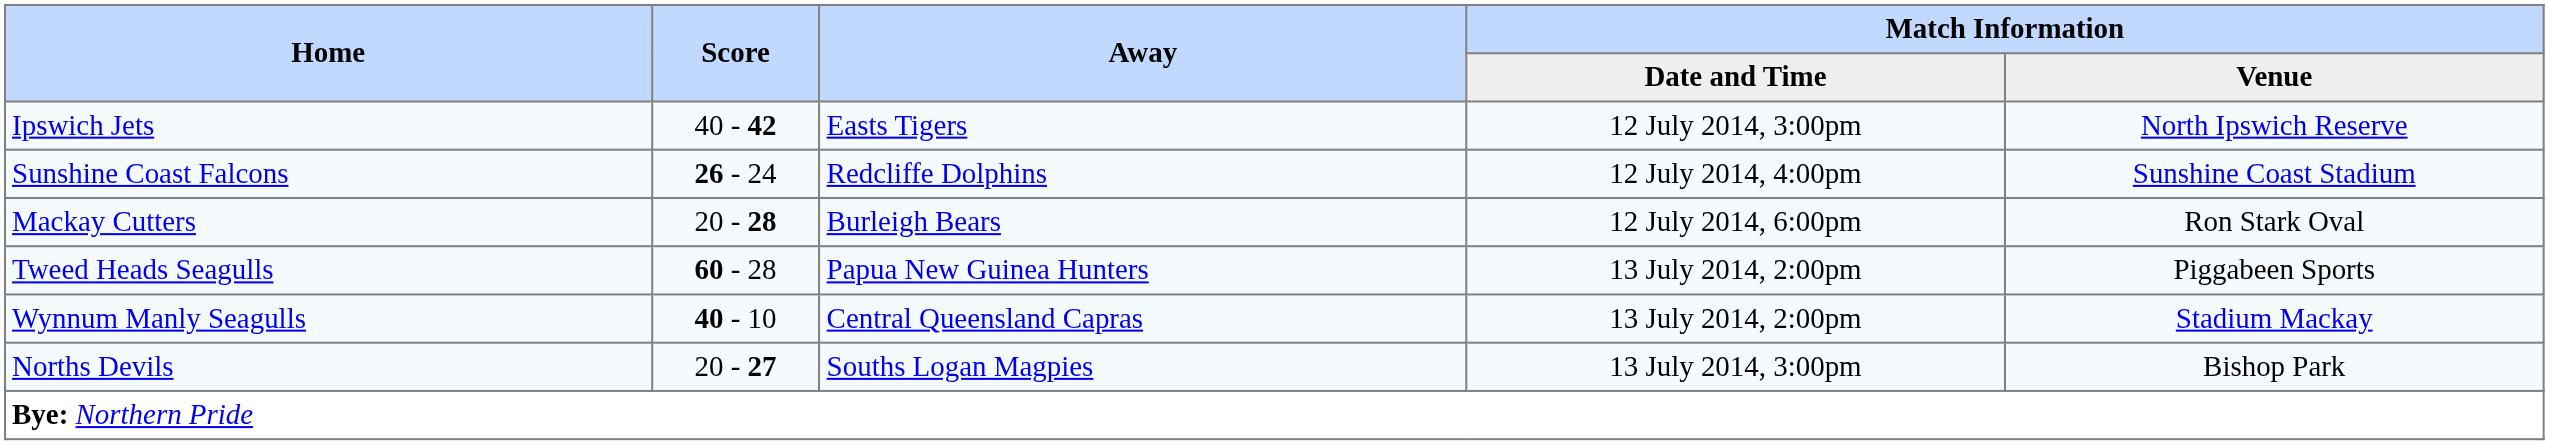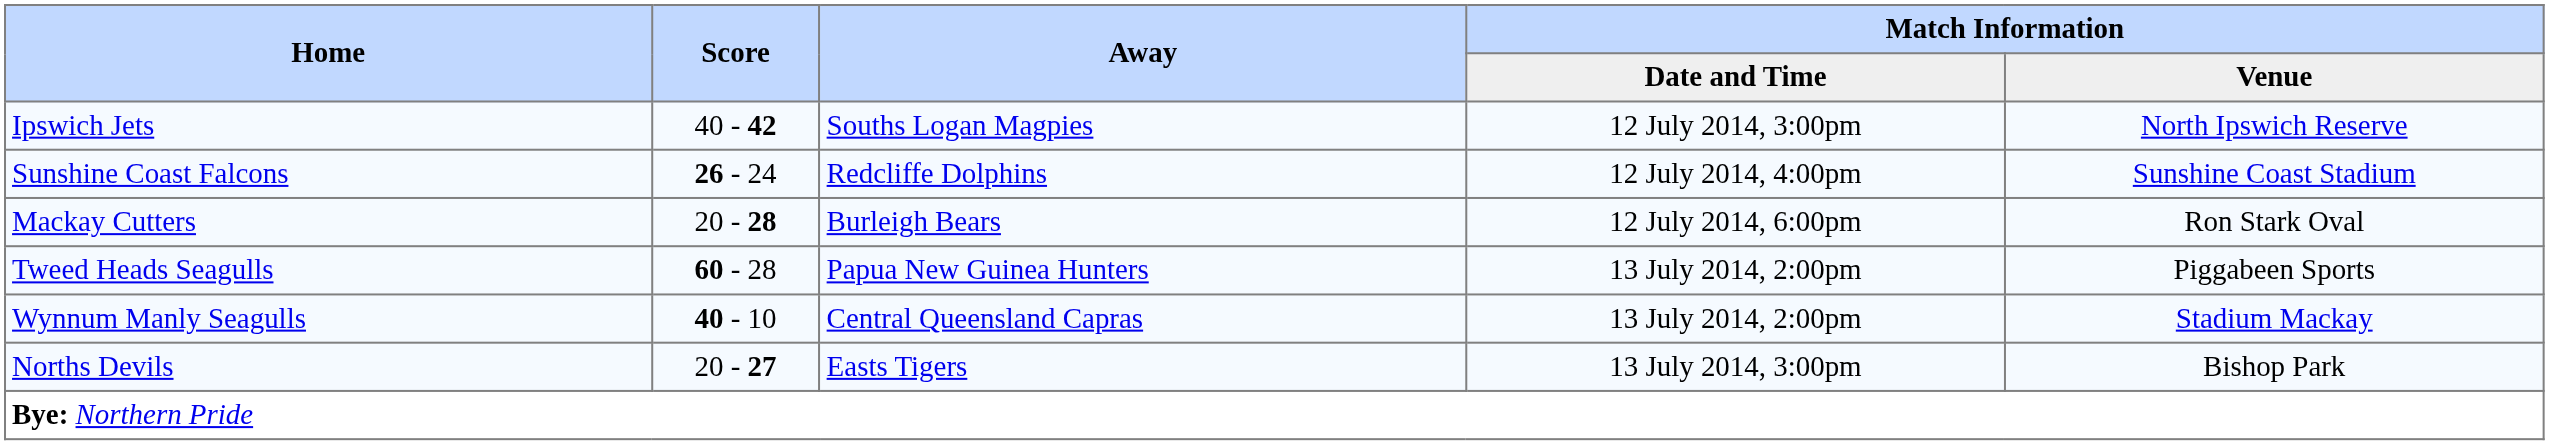(897, 125) Easts Tigers -> (960, 125) Souths Logan Magpies
(960, 366) Souths Logan Magpies -> (897, 366) Easts Tigers
